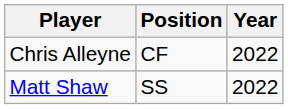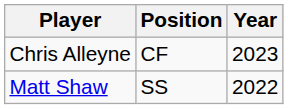(255, 53) 2022 -> (255, 53) 2023
